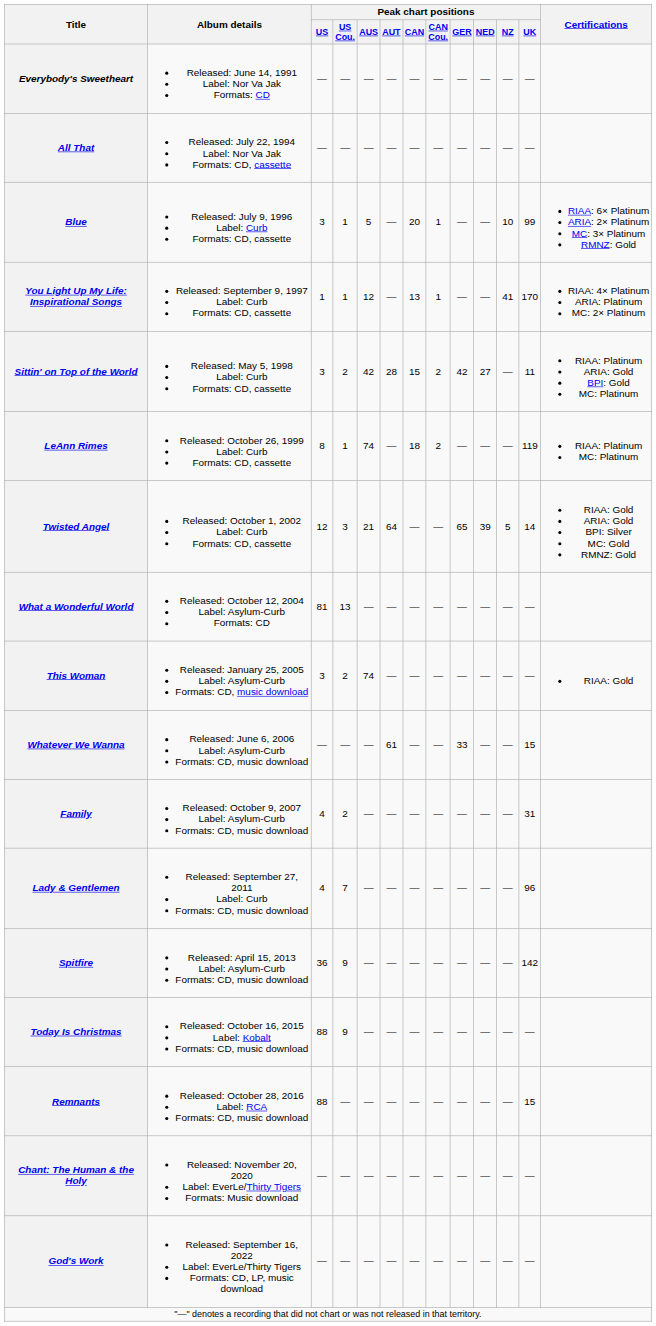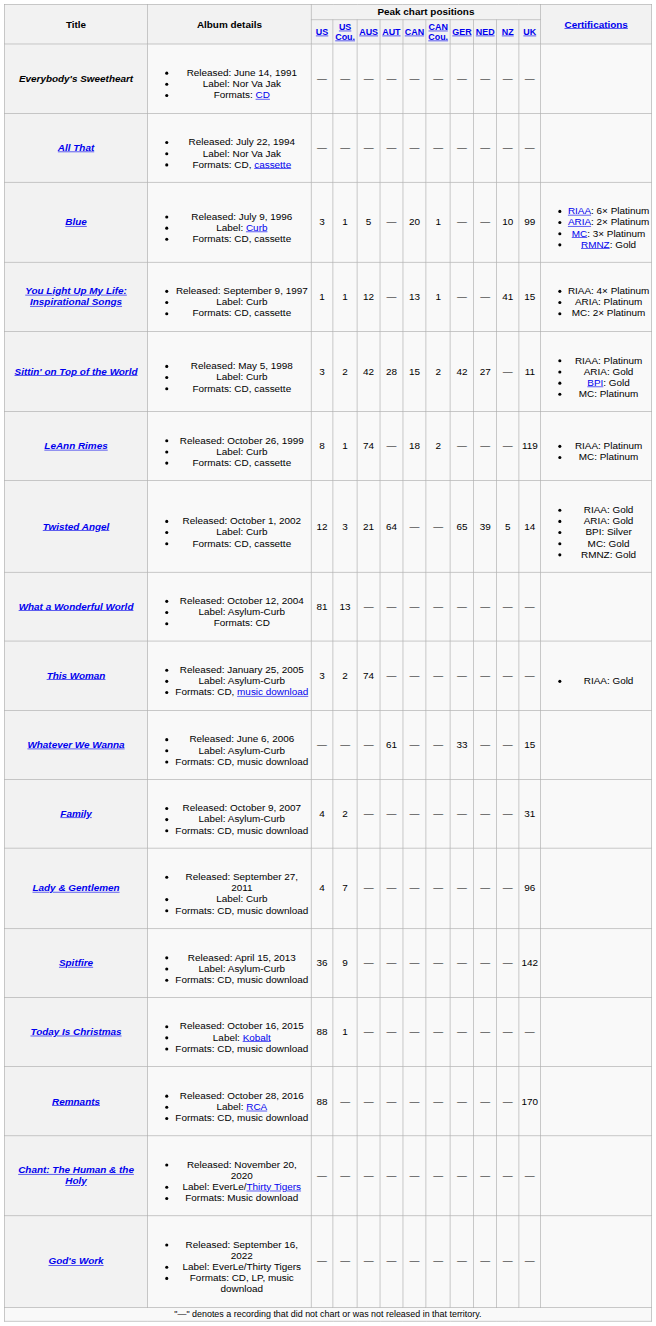(530, 297) 170 -> (530, 297) 15
(345, 1032) 9 -> (345, 1032) 1
(530, 1101) 15 -> (530, 1101) 170
